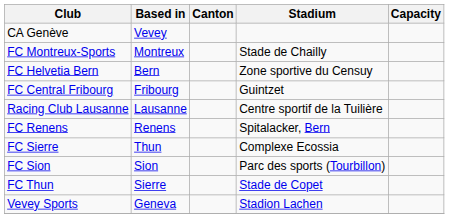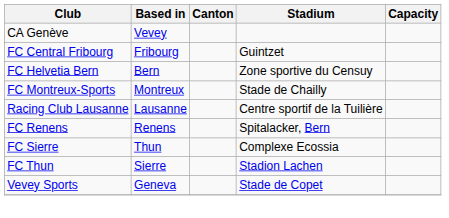rows swapped: (60, 90) <-> (61, 52)
- row: (29, 166)
(281, 185) Stade de Copet -> (281, 166) Stadion Lachen
(281, 204) Stadion Lachen -> (281, 185) Stade de Copet
